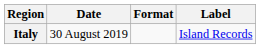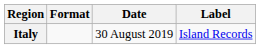columns swapped: (89, 14) <-> (153, 14)
